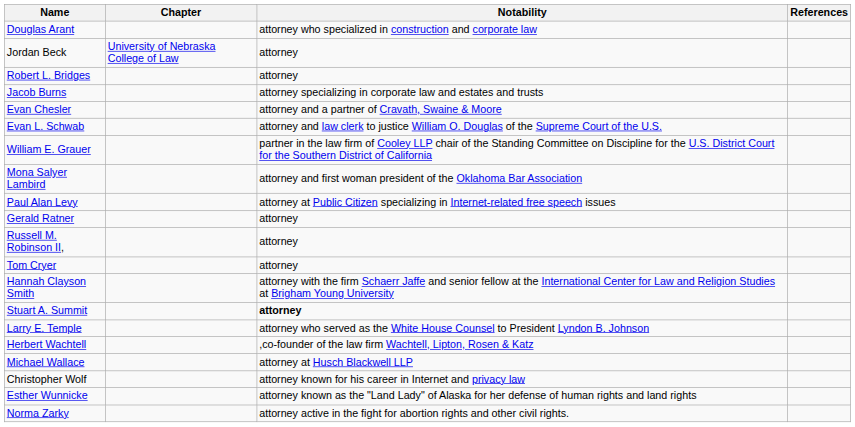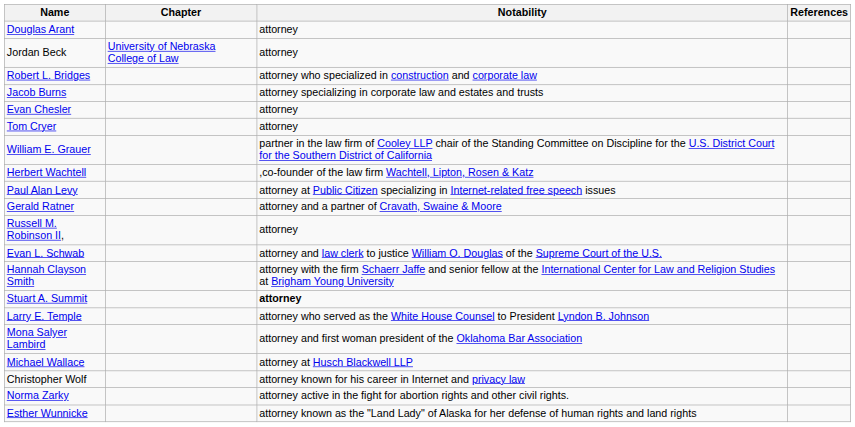(398, 30) attorney who specialized in construction and corporate law -> (279, 30) attorney
(279, 76) attorney -> (398, 76) attorney who specialized in construction and corporate law
(380, 110) attorney and a partner of Cravath, Swaine & Moore -> (279, 110) attorney
rows swapped: (32, 265) <-> (46, 127)
rows swapped: (37, 179) <-> (47, 345)
(279, 219) attorney -> (380, 207) attorney and a partner of Cravath, Swaine & Moore
rows swapped: (47, 396) <-> (38, 413)
